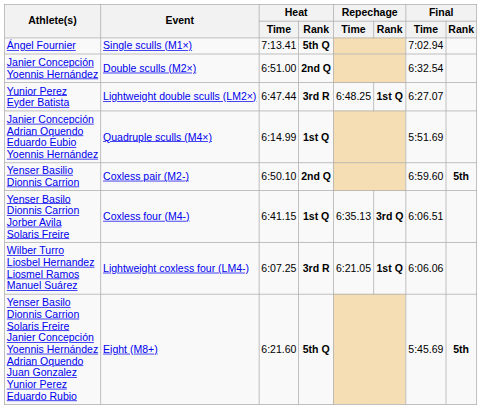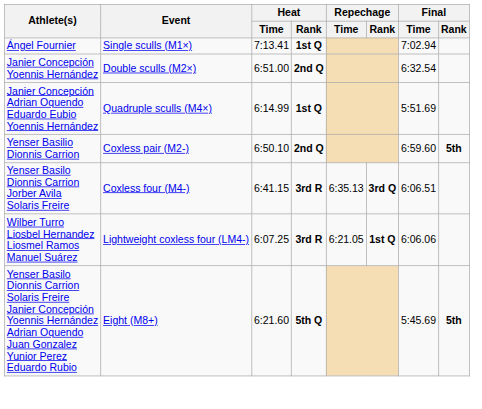(316, 46) 5th Q -> (309, 46) 1st Q
- row: (38, 97)
(316, 217) 1st Q -> (309, 189) 3rd R
